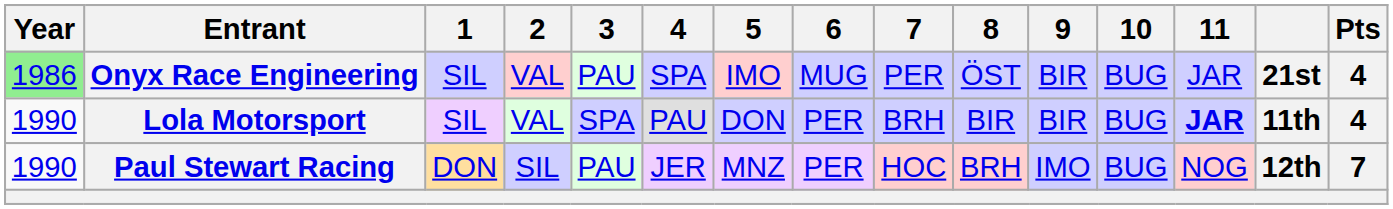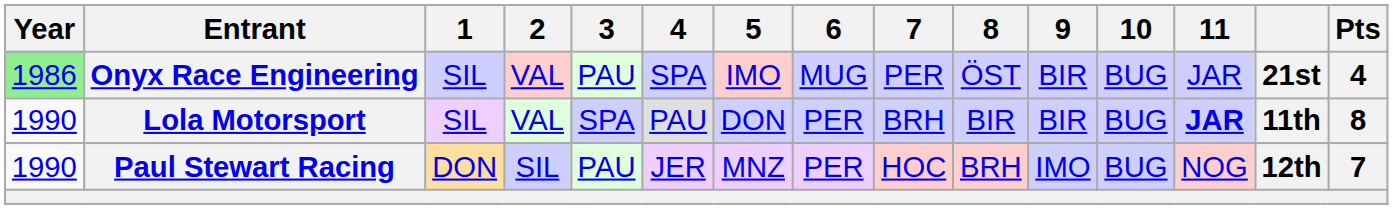(1358, 121) 4 -> (1358, 121) 8
